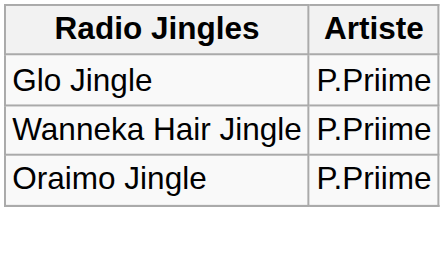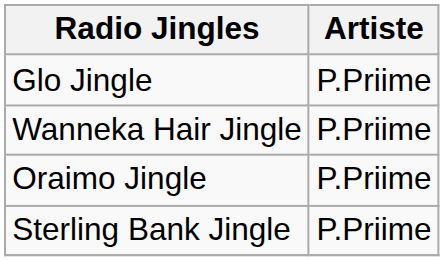+ row: (152, 229)
